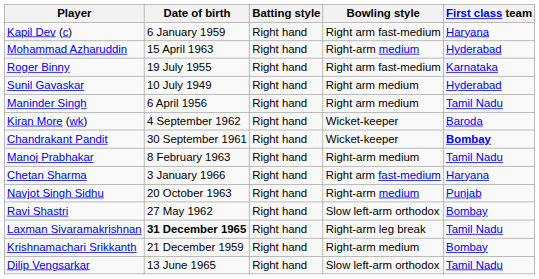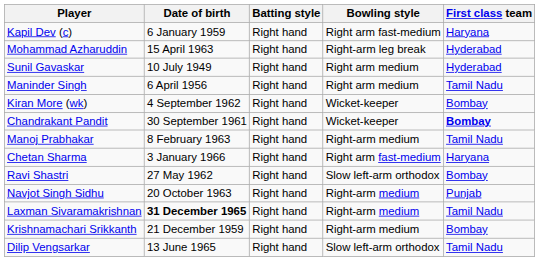(373, 50) Right-arm medium -> (376, 50) Right-arm leg break
- row: (38, 68)
(464, 122) Baroda -> (467, 104) Bombay
rows swapped: (38, 211) <-> (55, 193)
(376, 229) Right-arm leg break -> (373, 211) Right-arm medium
